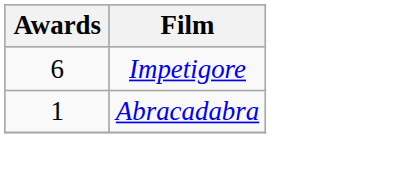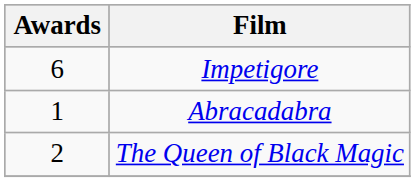+ row: (260, 153)
